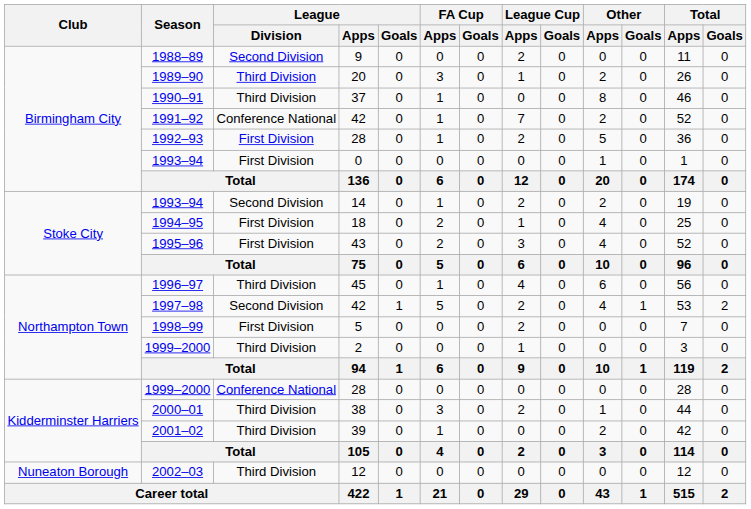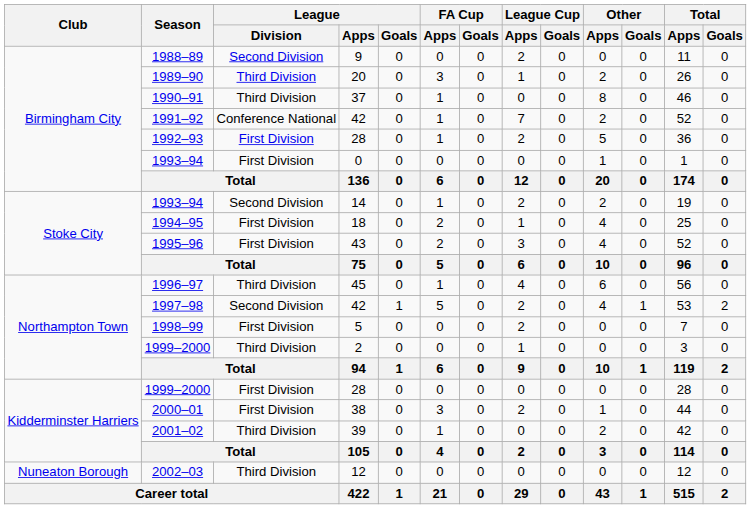(276, 389) Conference National -> (276, 389) First Division
(276, 410) Third Division -> (276, 410) First Division
